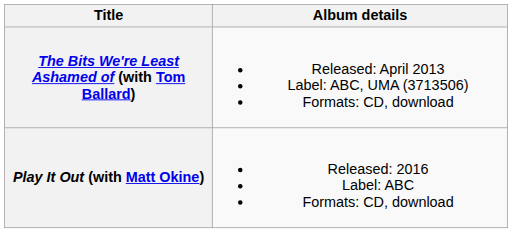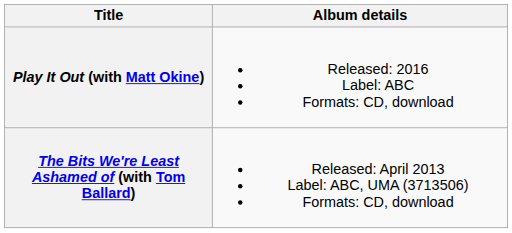rows swapped: (109, 77) <-> (109, 177)
